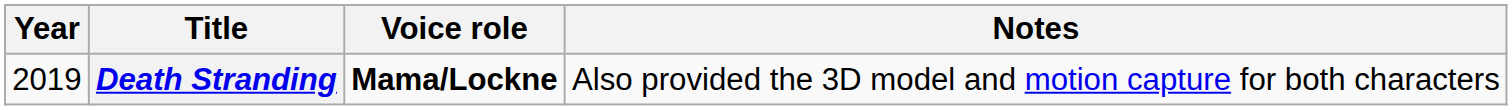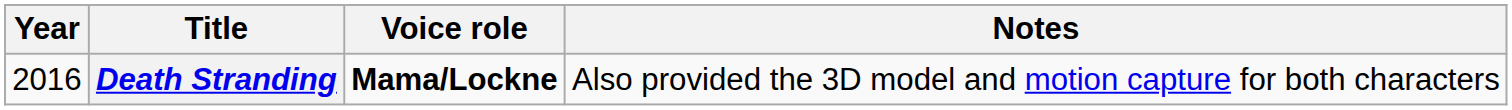(47, 78) 2019 -> (47, 78) 2016
